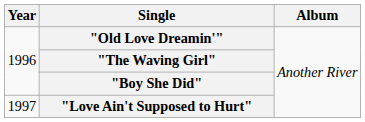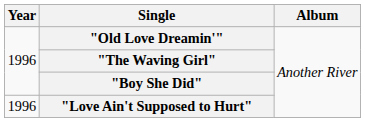(22, 106) 1997 -> (22, 106) 1996
